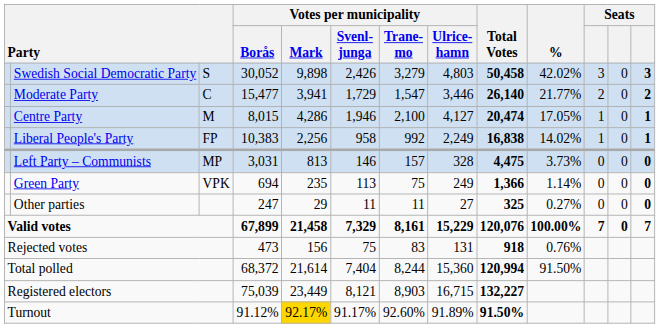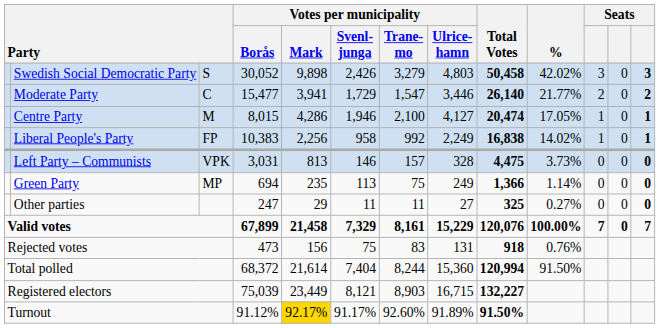(212, 161) MP -> (216, 161) VPK
(216, 183) VPK -> (212, 183) MP
